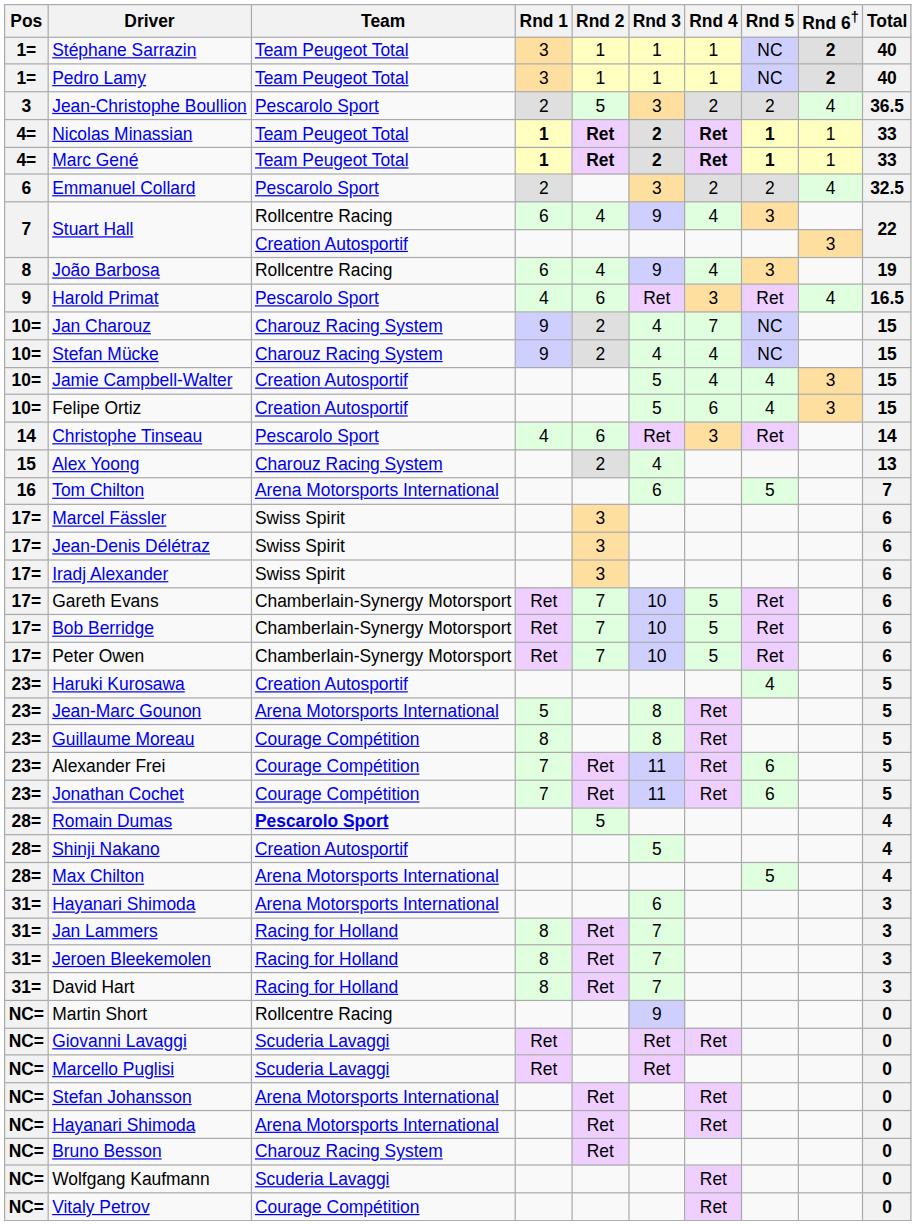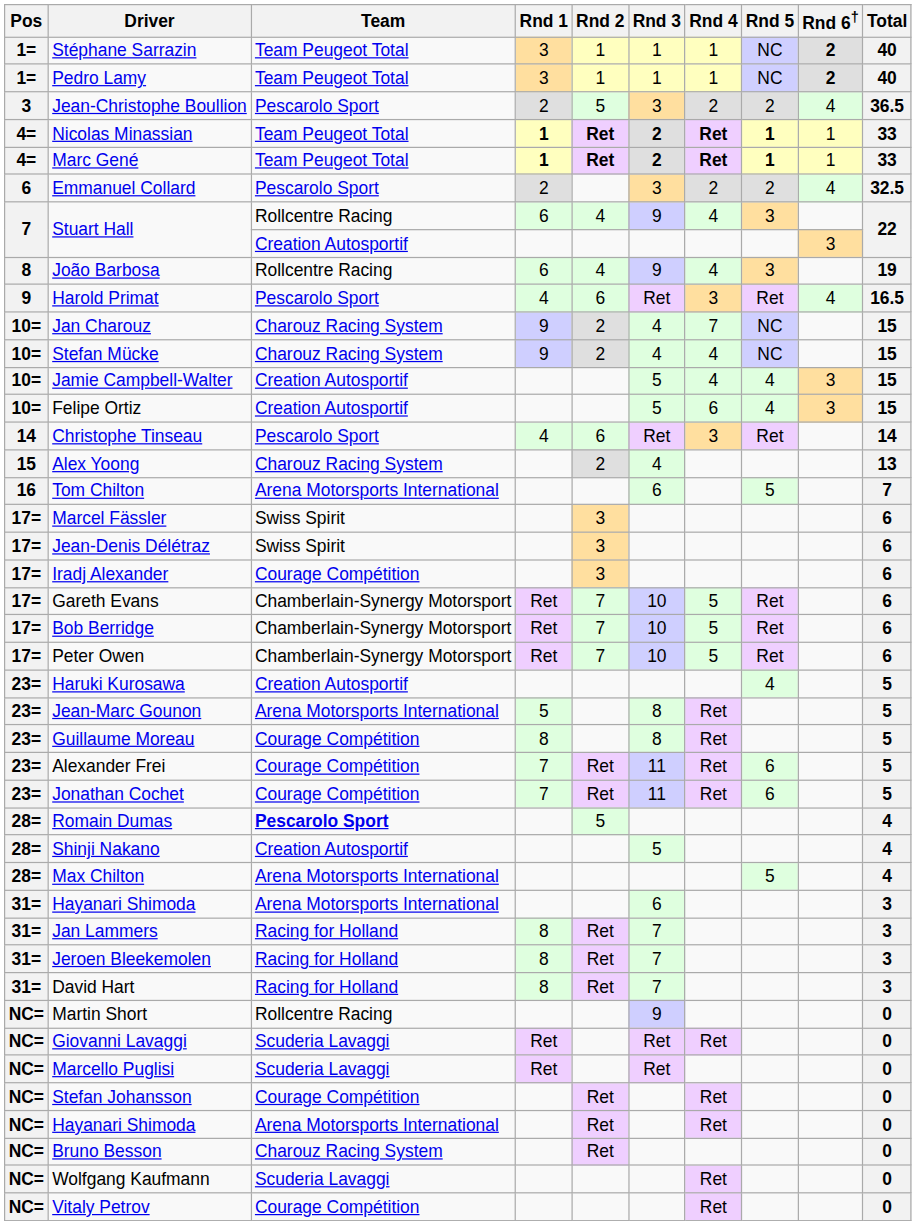(300, 574) Swiss Spirit -> (337, 574) Courage Compétition
(377, 1097) Arena Motorsports International -> (337, 1097) Courage Compétition
